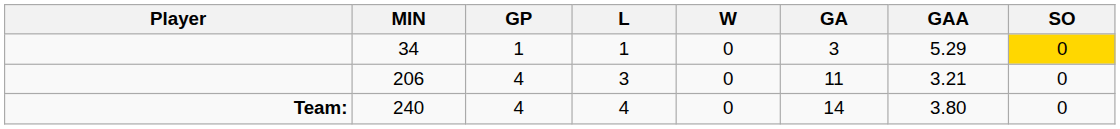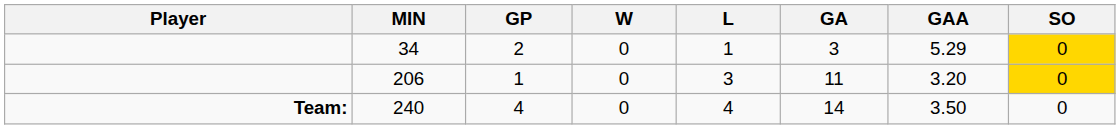columns swapped: (728, 19) <-> (624, 19)
(519, 49) 1 -> (519, 49) 2
(519, 78) 4 -> (519, 78) 1
(948, 78) 3.21 -> (948, 78) 3.20
(1062, 78) no background -> (1062, 78) gold background
(948, 108) 3.80 -> (948, 108) 3.50
